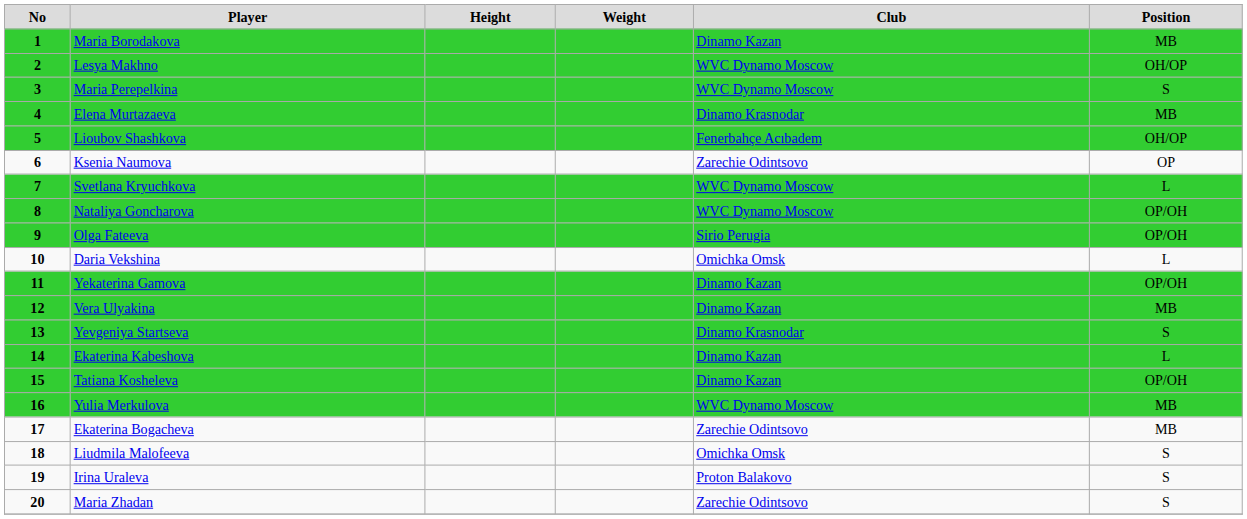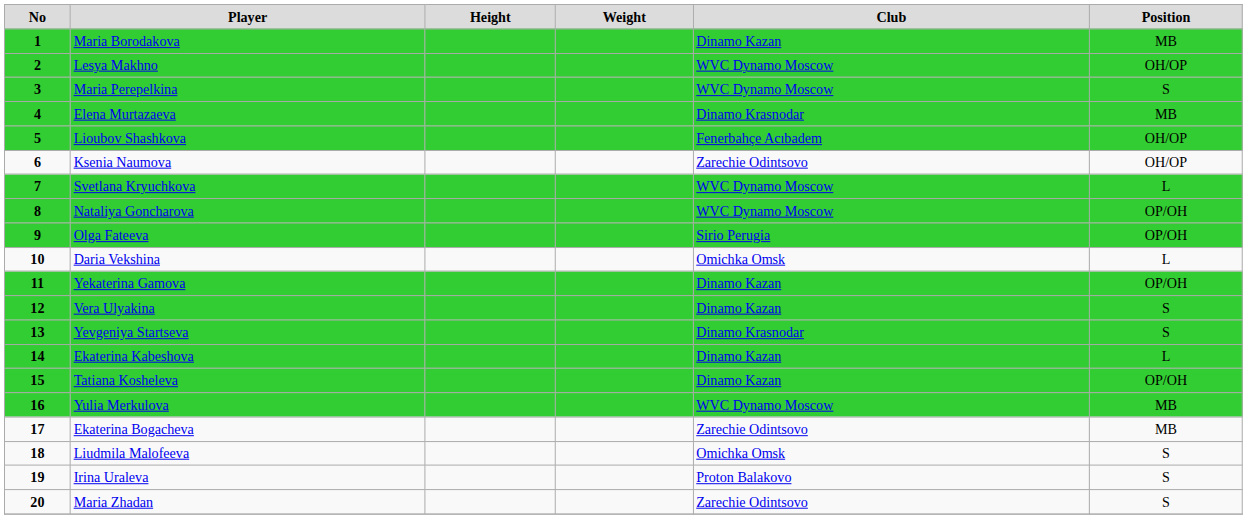(1166, 162) OP -> (1166, 162) OH/OP
(1166, 308) MB -> (1166, 308) S
